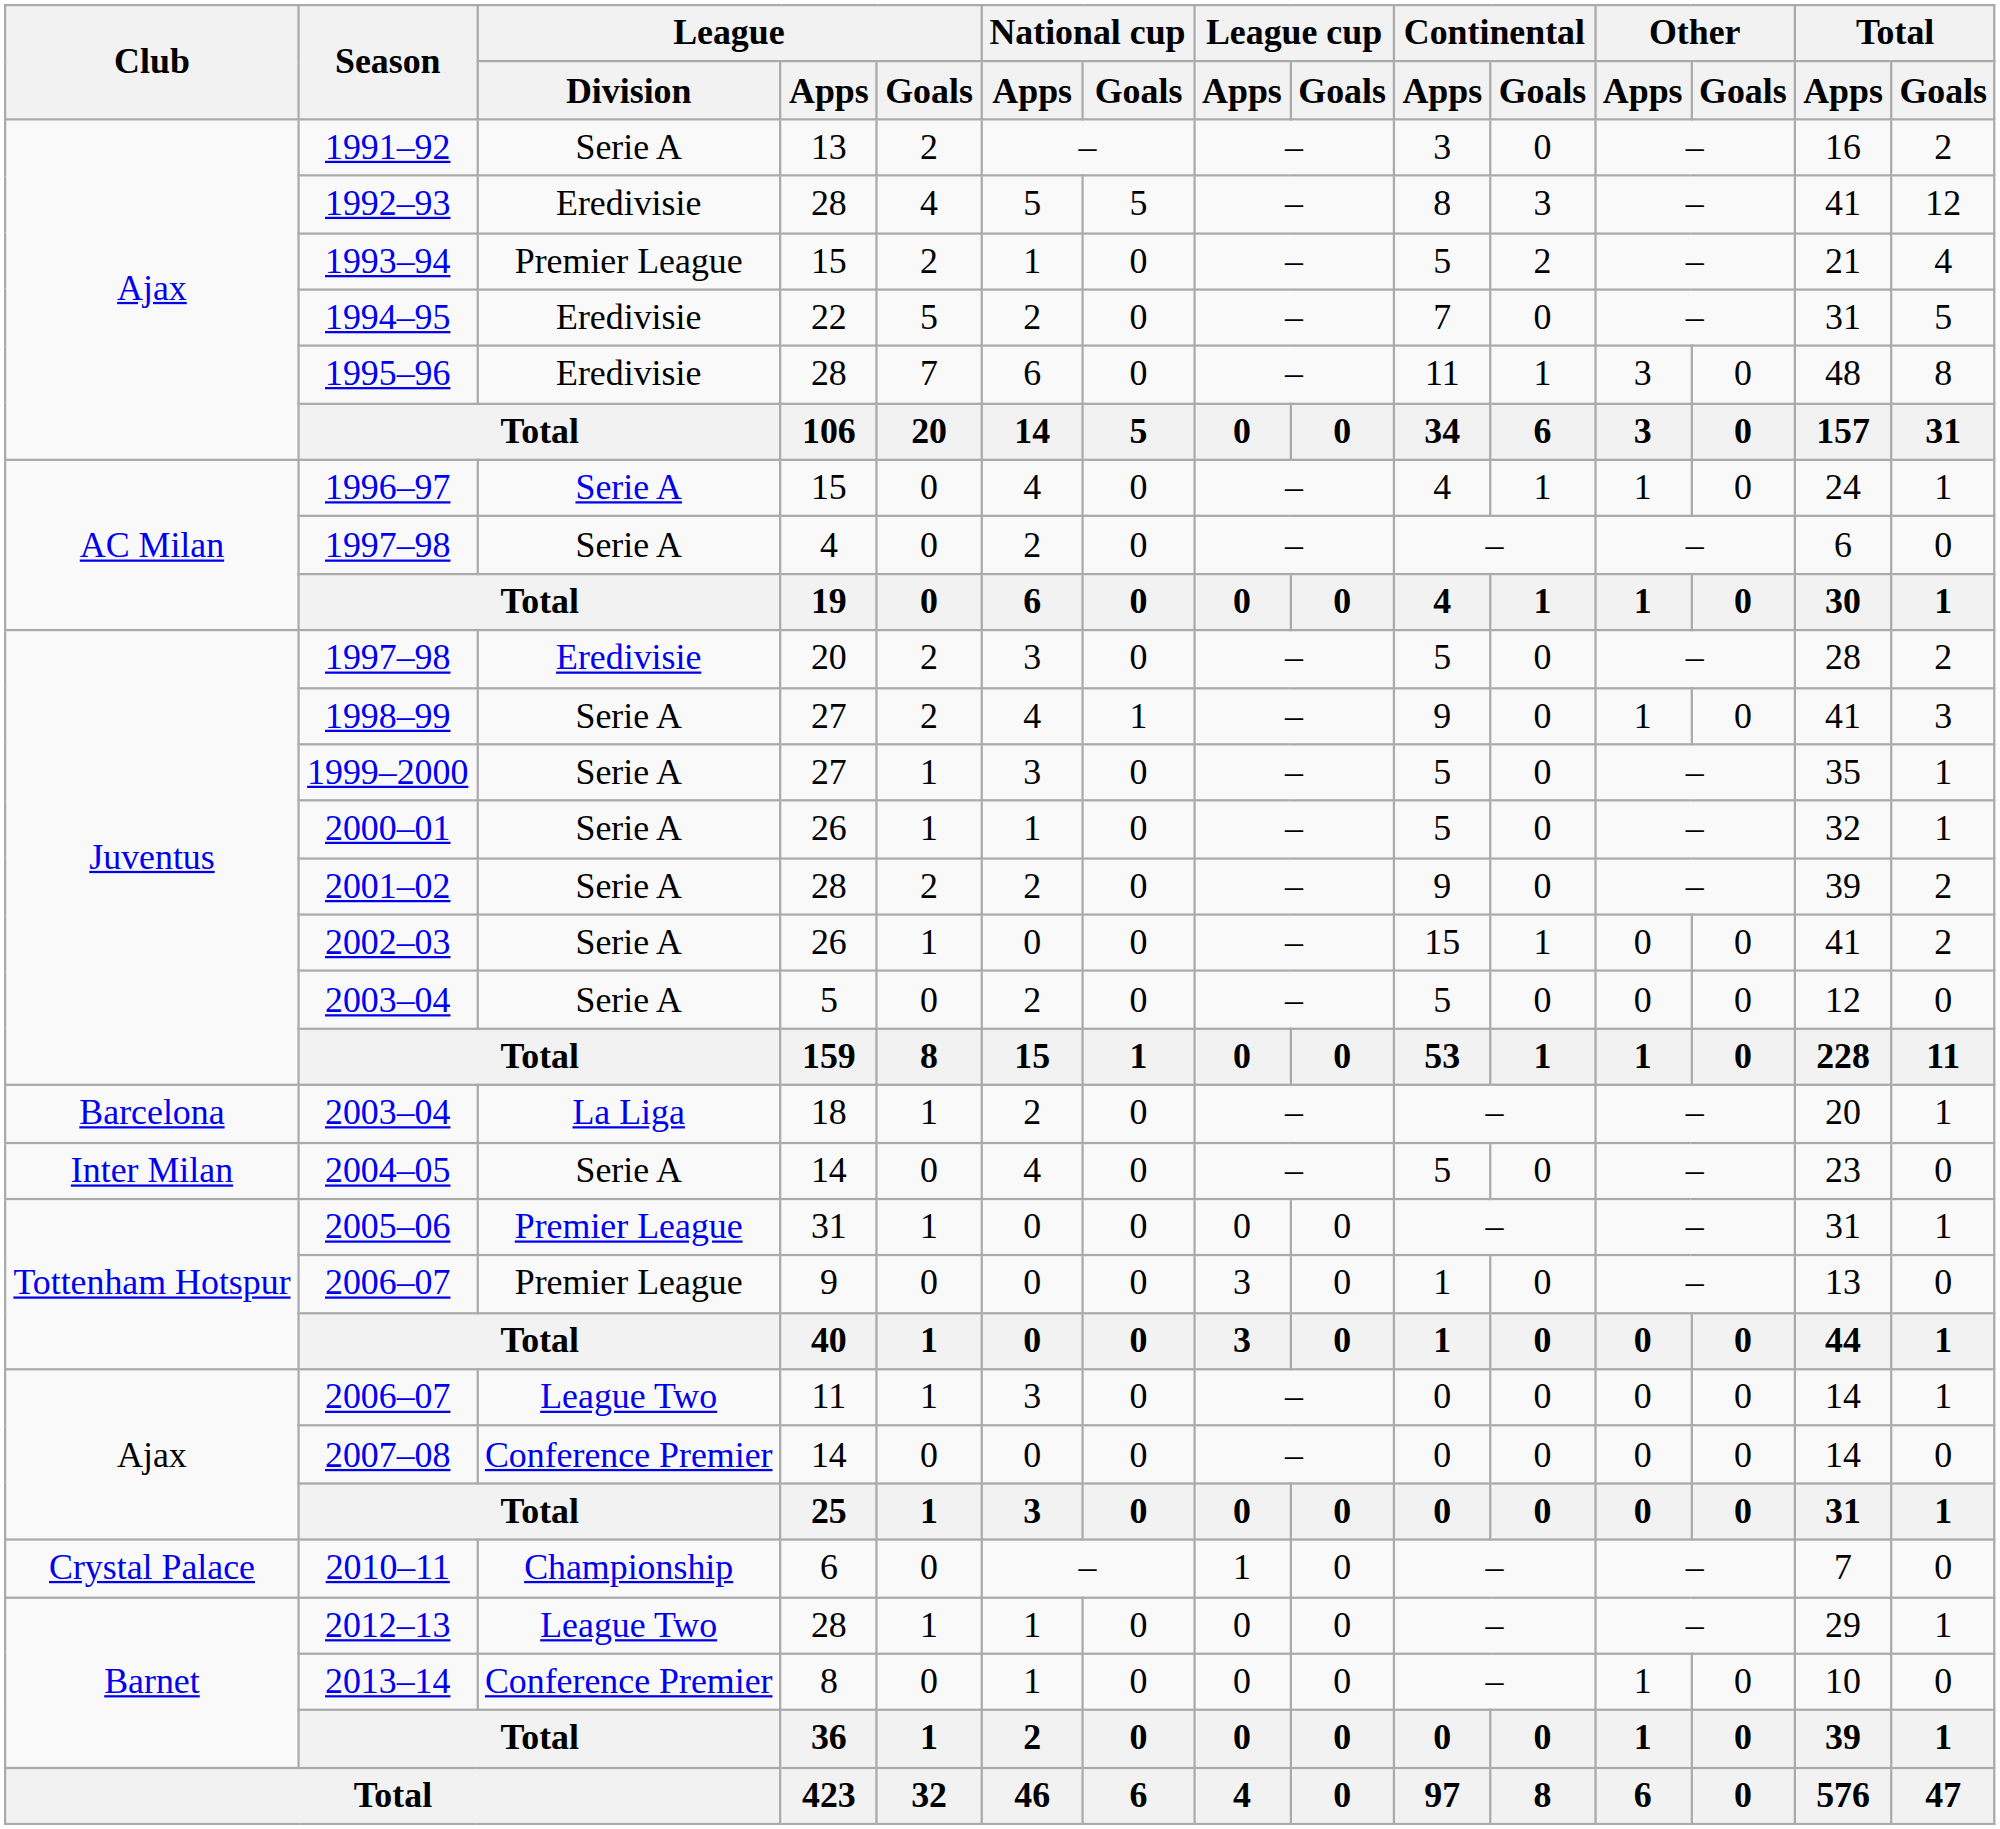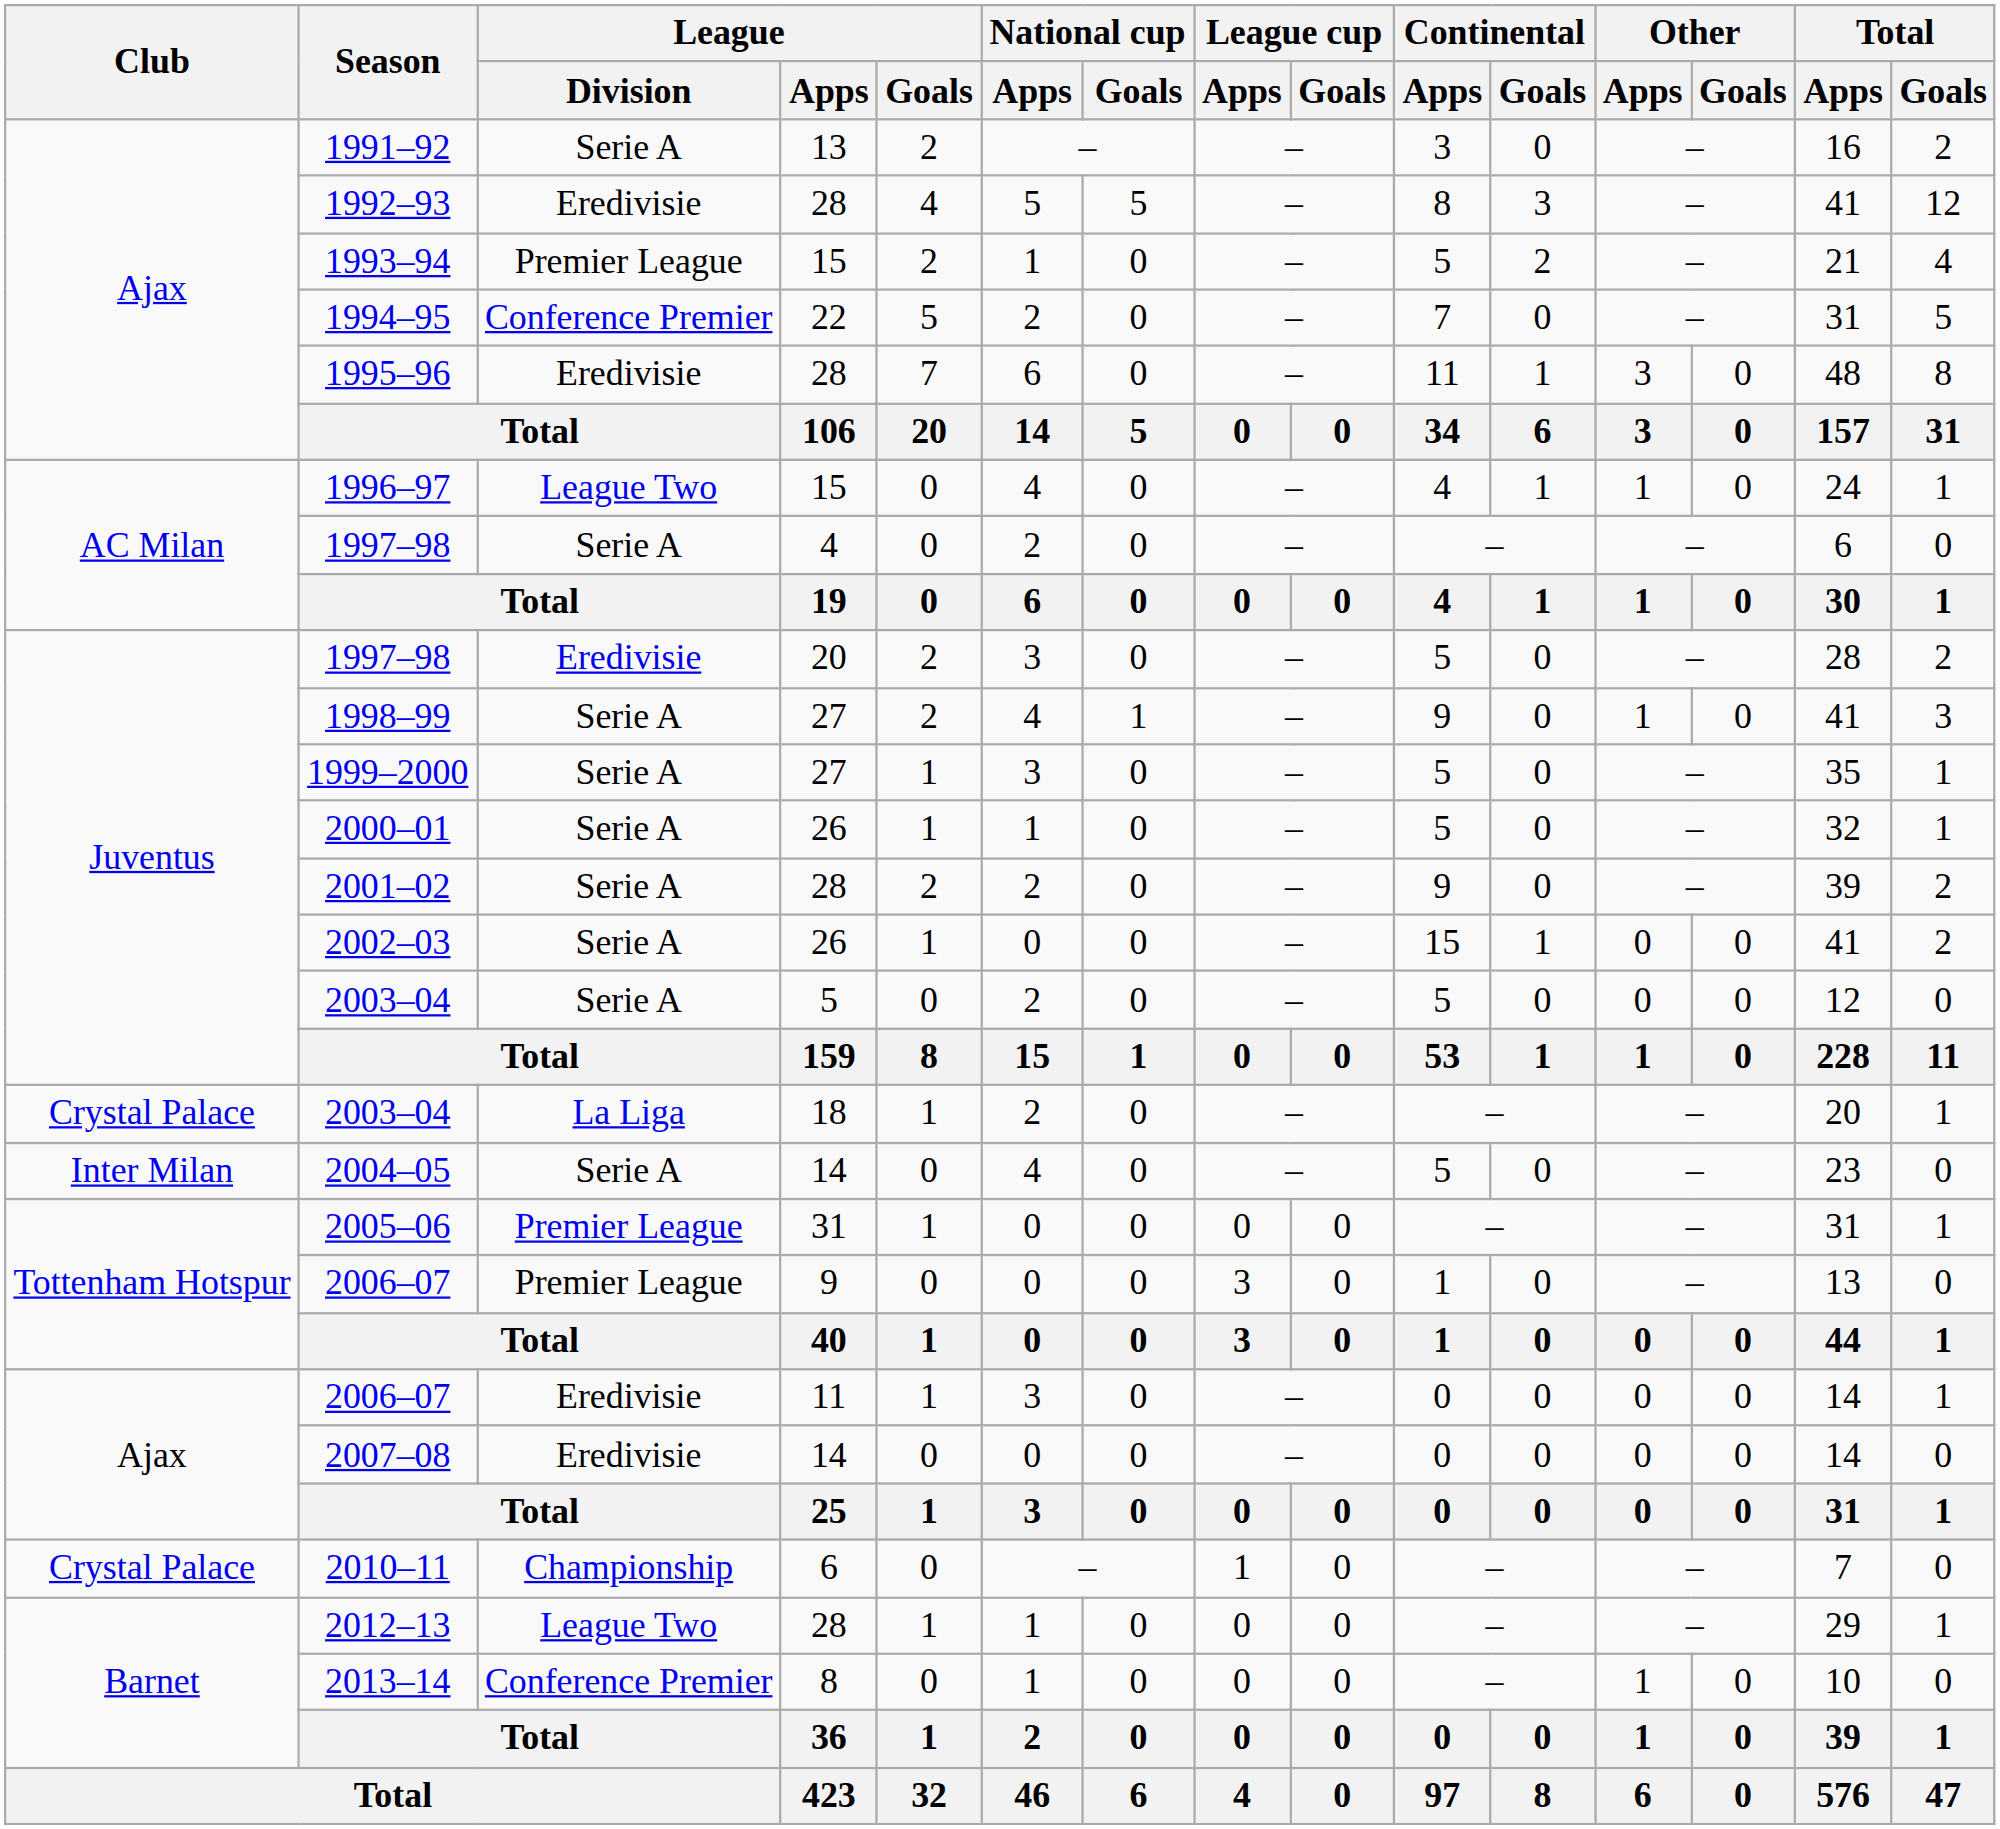(629, 317) Eredivisie -> (629, 317) Conference Premier
(629, 487) Serie A -> (629, 487) League Two
(152, 1112) Barcelona -> (152, 1112) Crystal Palace
(629, 1397) League Two -> (629, 1397) Eredivisie
(629, 1453) Conference Premier -> (629, 1453) Eredivisie
